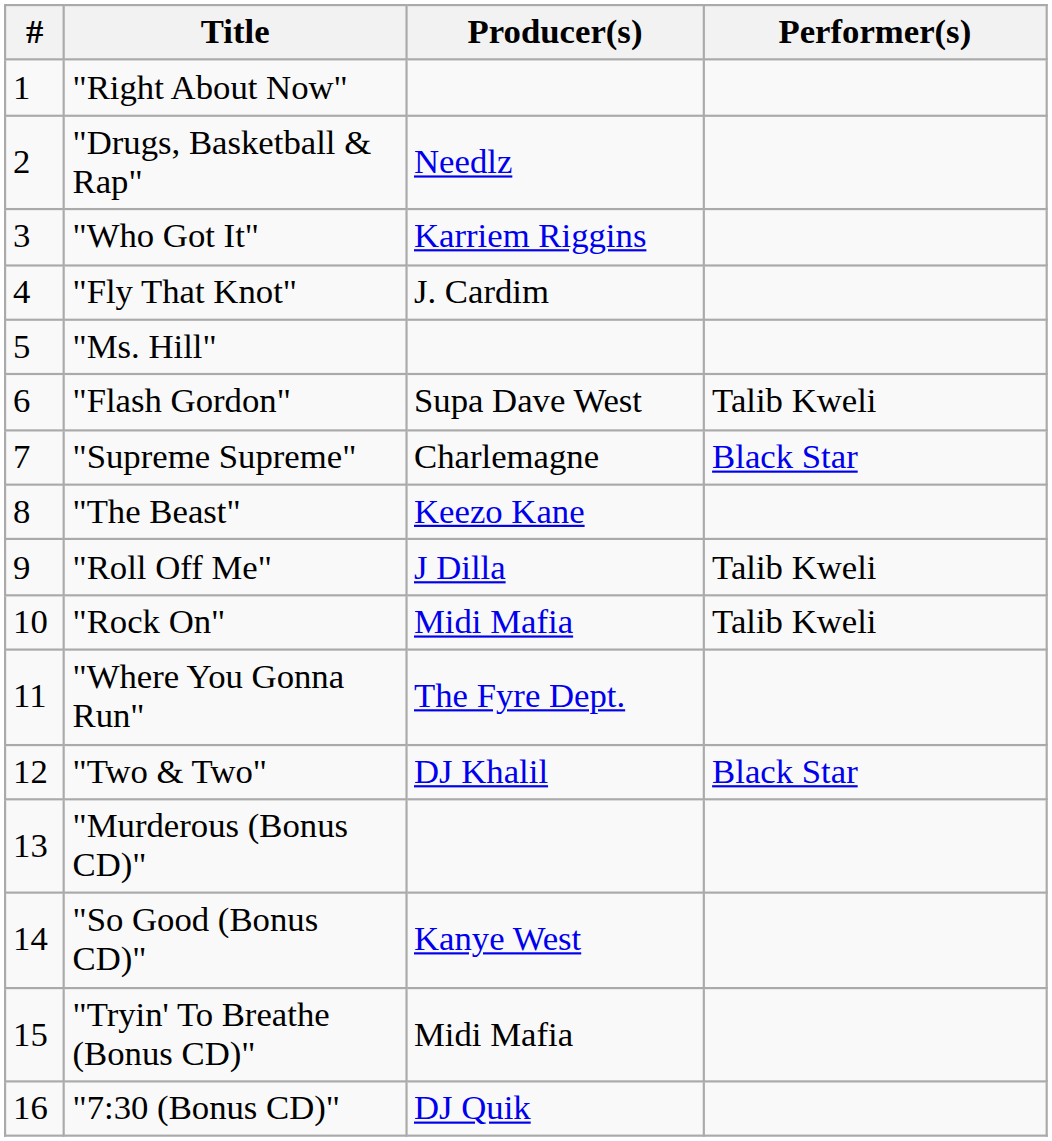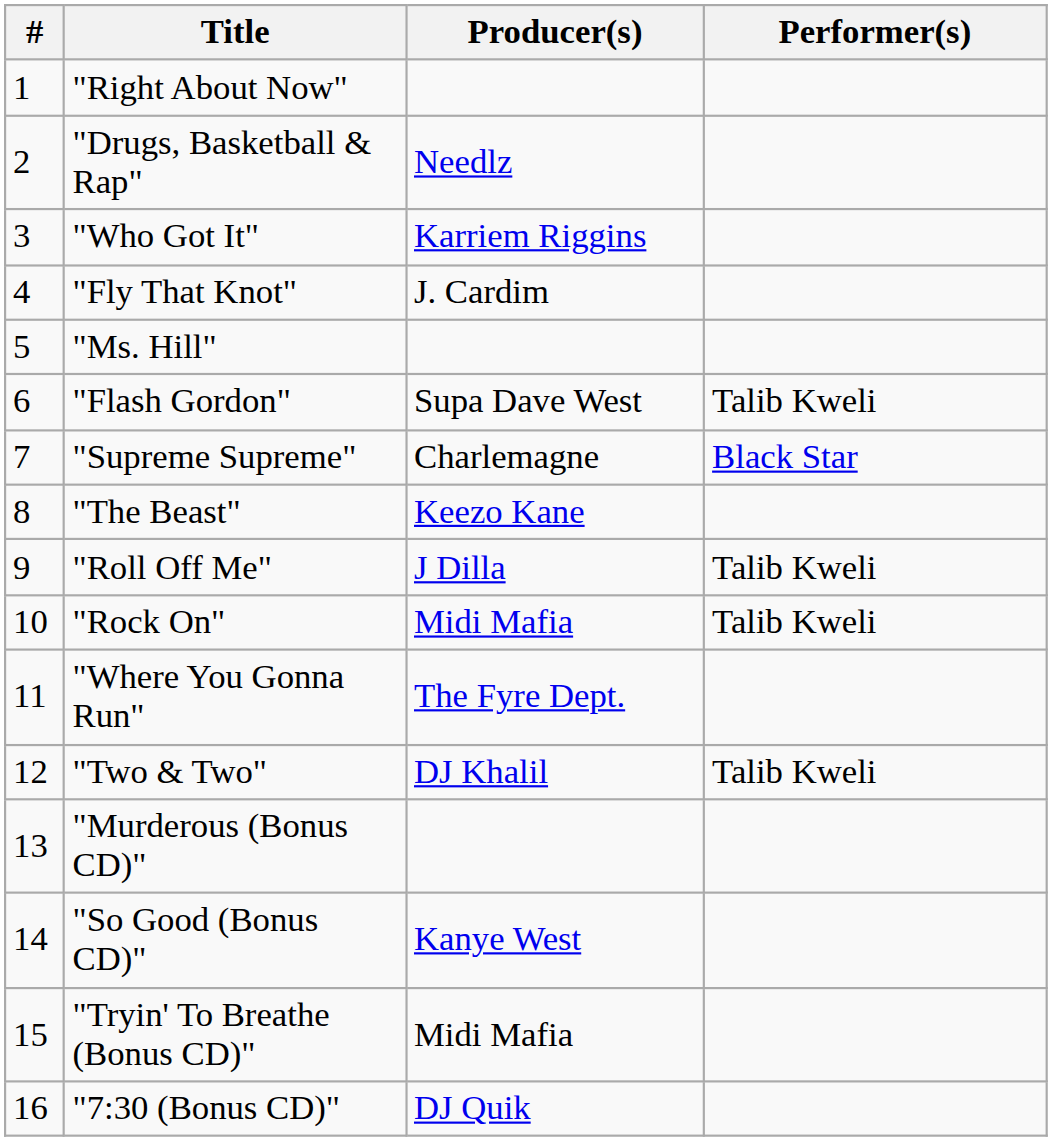(785, 770) Black Star -> (794, 770) Talib Kweli
